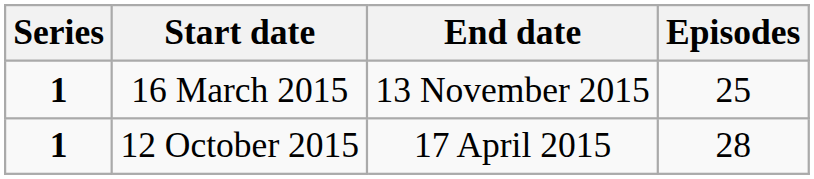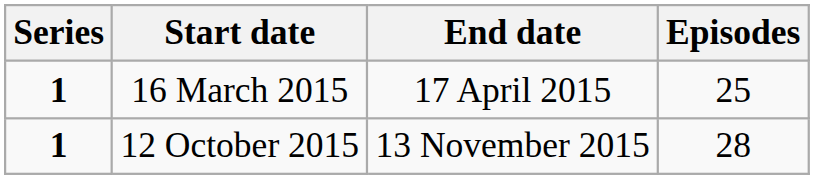(513, 88) 13 November 2015 -> (513, 88) 17 April 2015
(513, 145) 17 April 2015 -> (513, 145) 13 November 2015
